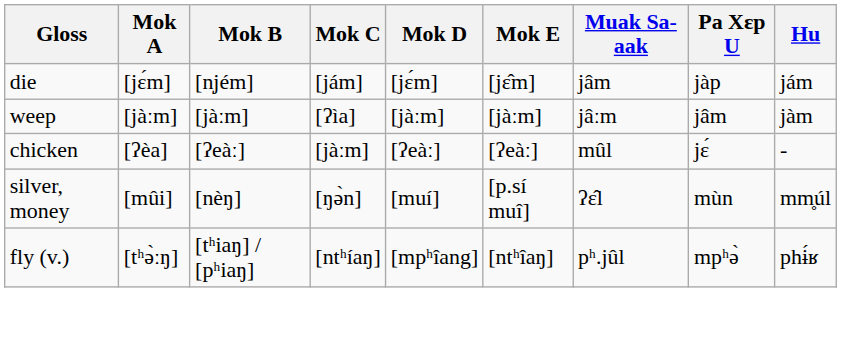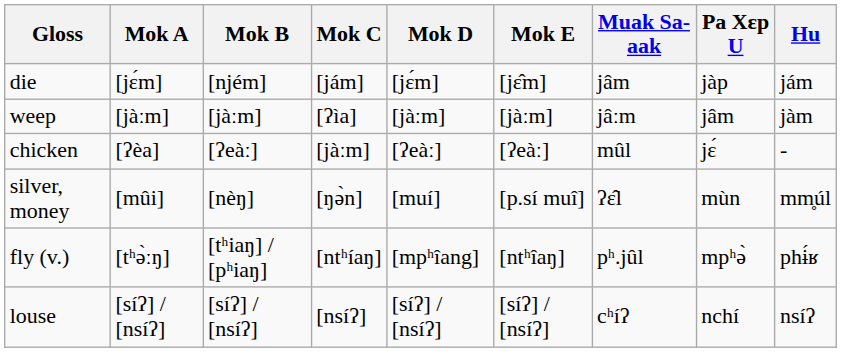+ row: (33, 316)
